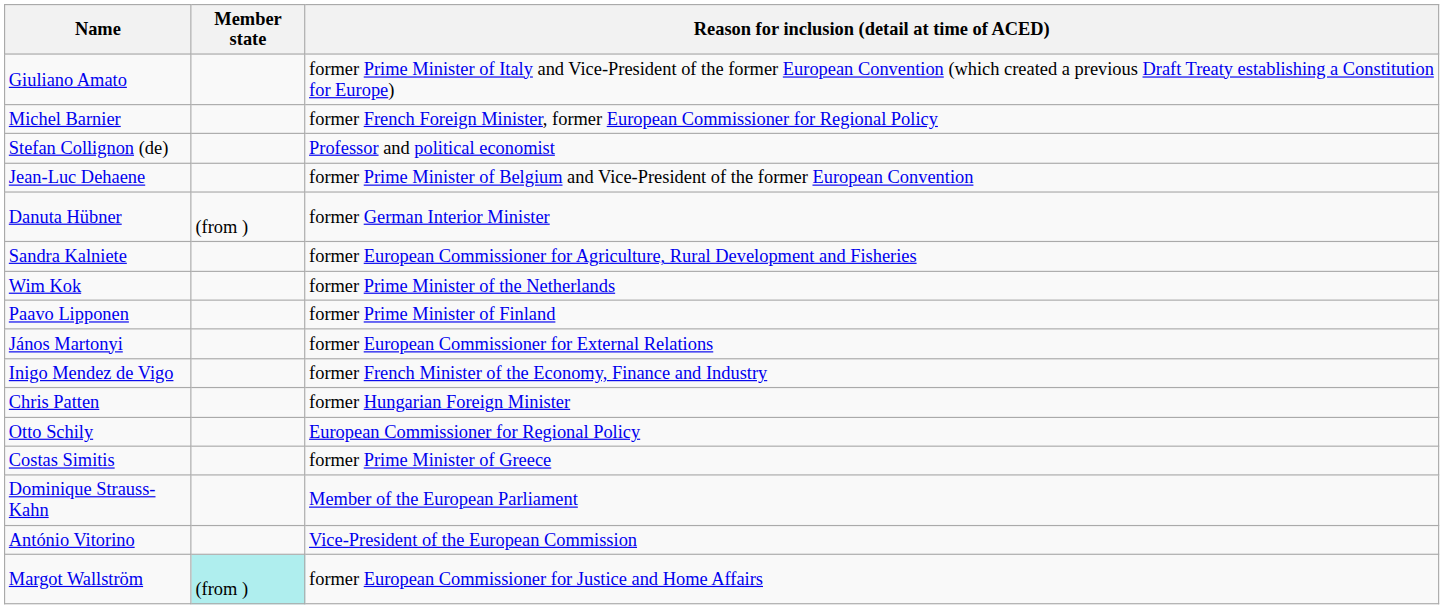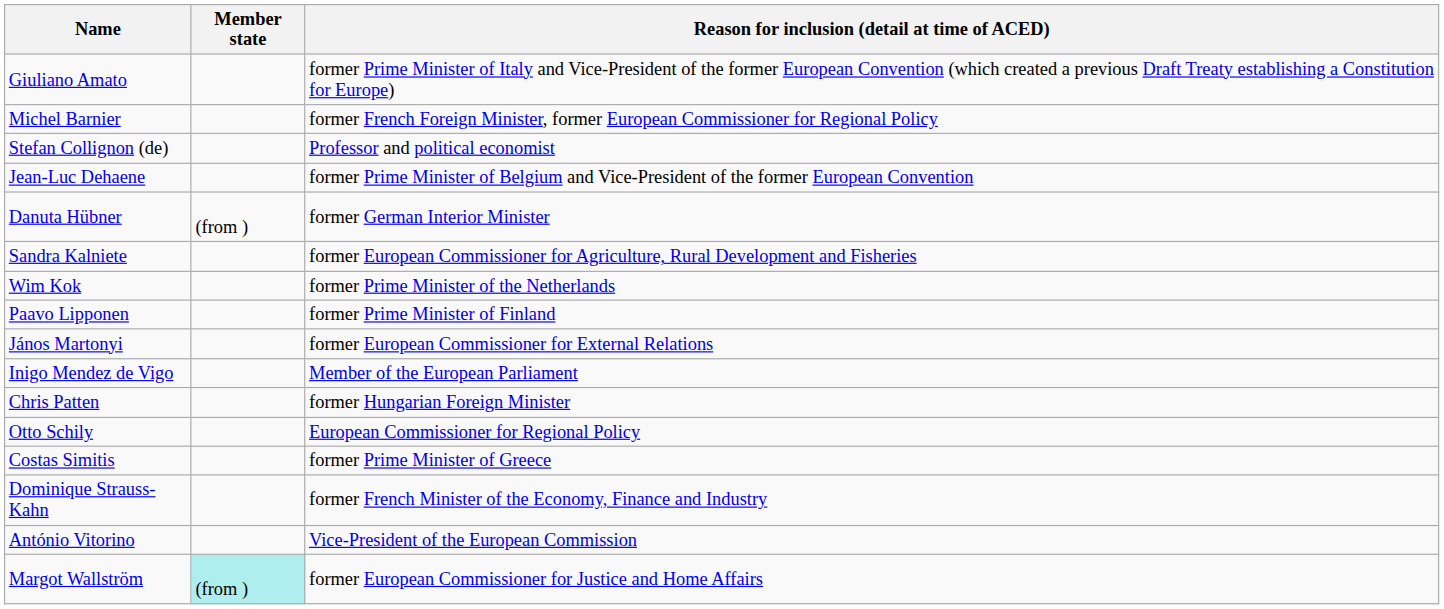(538, 373) former French Minister of the Economy, Finance and Industry -> (443, 373) Member of the European Parliament
(443, 500) Member of the European Parliament -> (538, 500) former French Minister of the Economy, Finance and Industry
